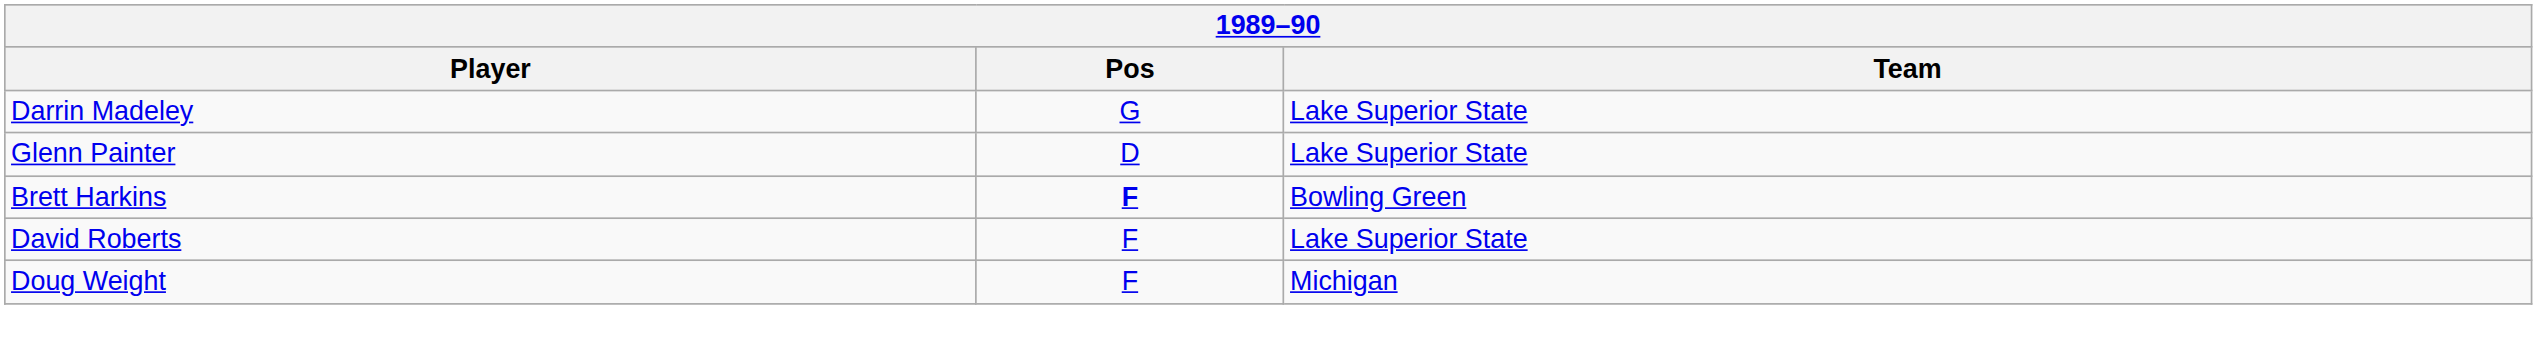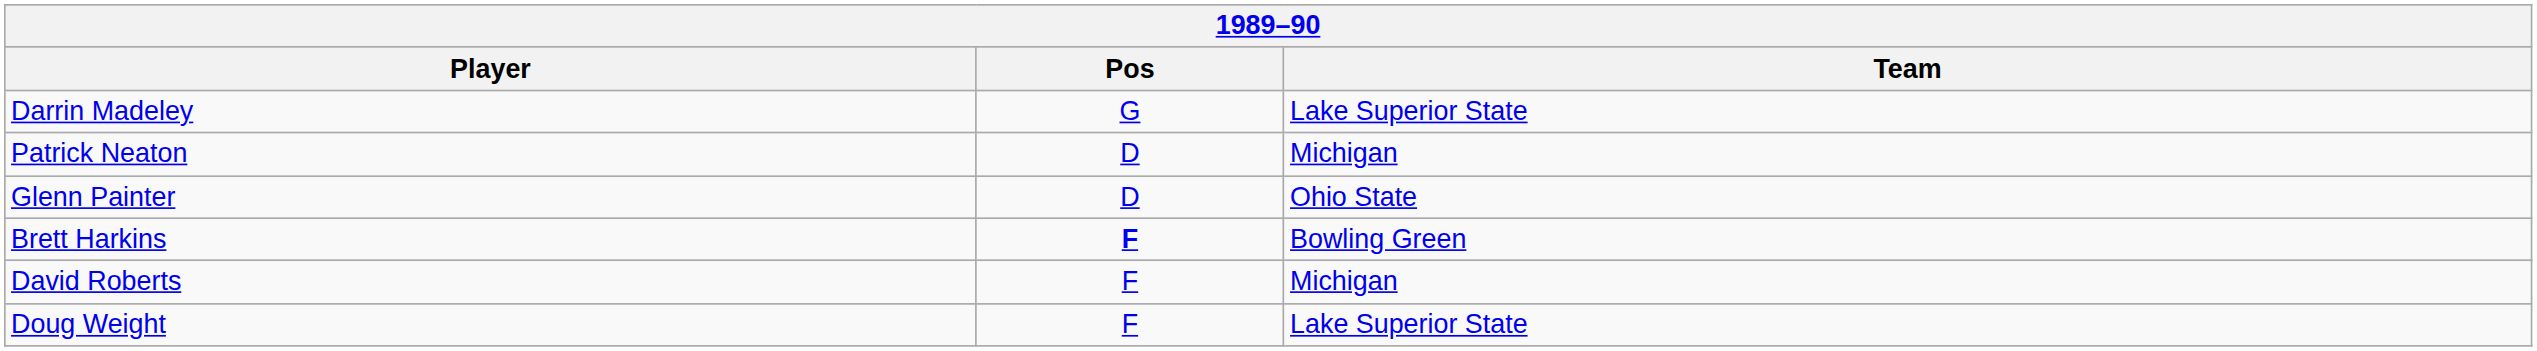+ row: (99, 153)
(1409, 153) Lake Superior State -> (1354, 196) Ohio State
(1409, 238) Lake Superior State -> (1344, 281) Michigan
(1344, 281) Michigan -> (1409, 324) Lake Superior State
